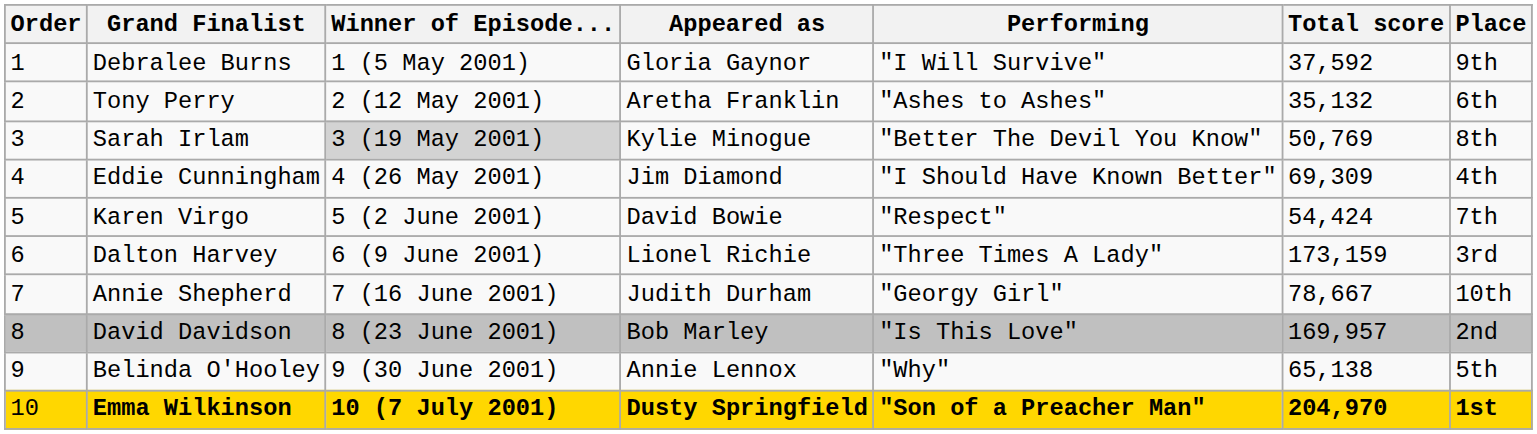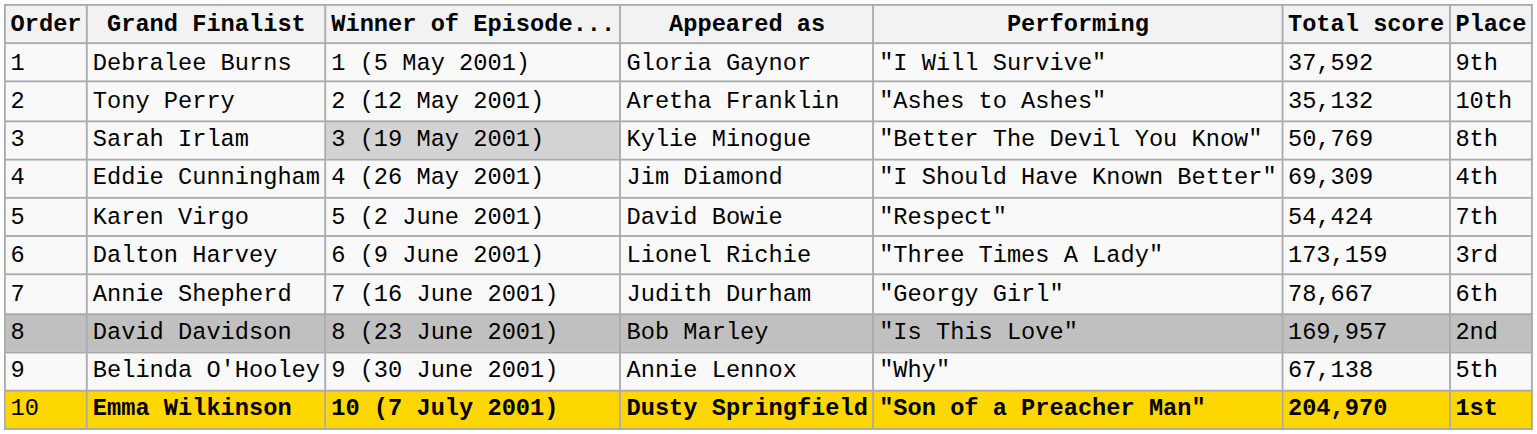(1477, 101) 6th -> (1484, 101) 10th
(1484, 294) 10th -> (1477, 294) 6th
(1331, 371) 65,138 -> (1331, 371) 67,138
